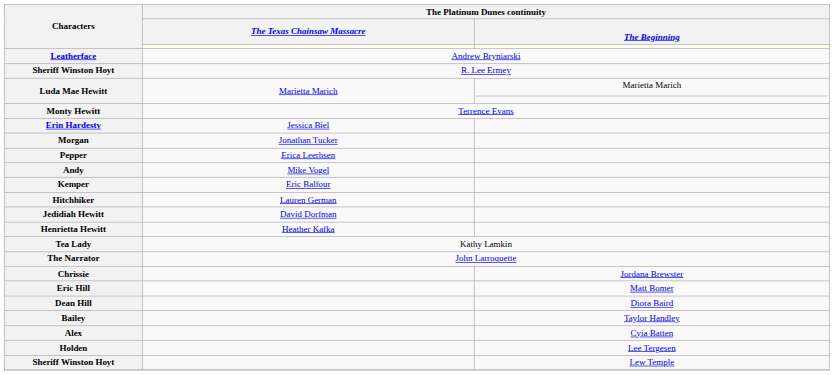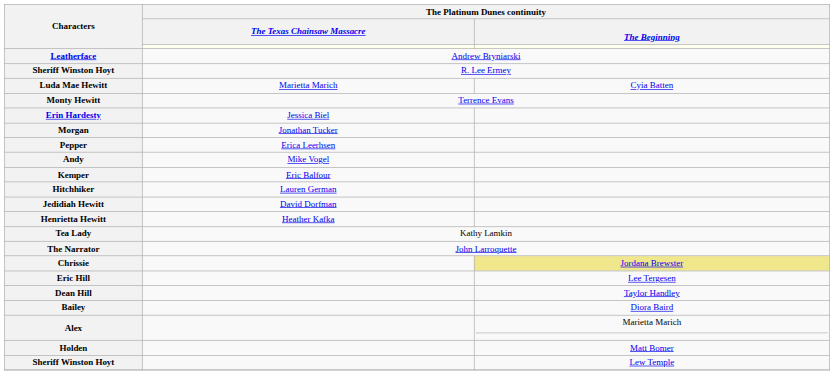(652, 88) Marietta Marich -> (652, 85) Cyia Batten
(652, 273) no background -> (652, 263) khaki background
(652, 288) Matt Bomer -> (652, 278) Lee Tergesen
(652, 303) Diora Baird -> (652, 292) Taylor Handley
(652, 317) Taylor Handley -> (652, 307) Diora Baird
(652, 332) Cyia Batten -> (652, 325) Marietta Marich
(652, 347) Lee Tergesen -> (652, 347) Matt Bomer
